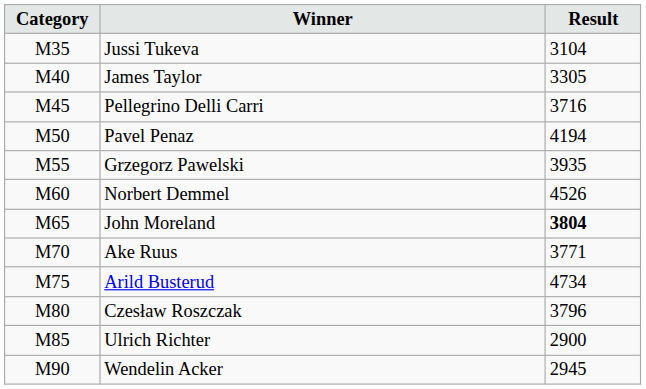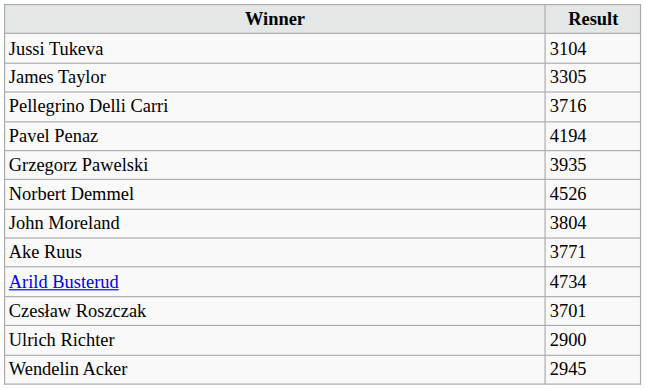- column: (52, 19)
(568, 223) bold -> (568, 223) normal
(568, 310) 3796 -> (568, 310) 3701
